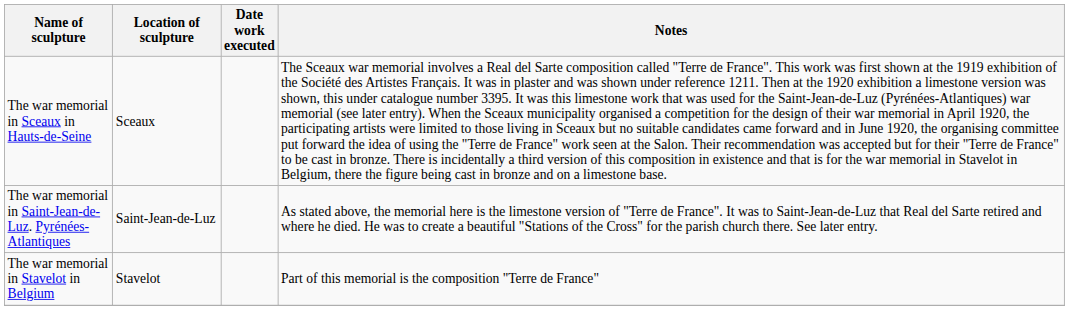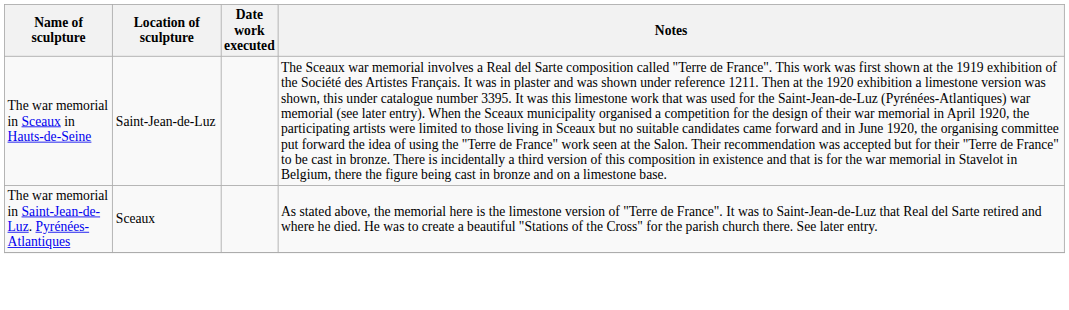(135, 121) Sceaux -> (166, 121) Saint-Jean-de-Luz
(166, 219) Saint-Jean-de-Luz -> (135, 219) Sceaux
- row: (58, 278)
